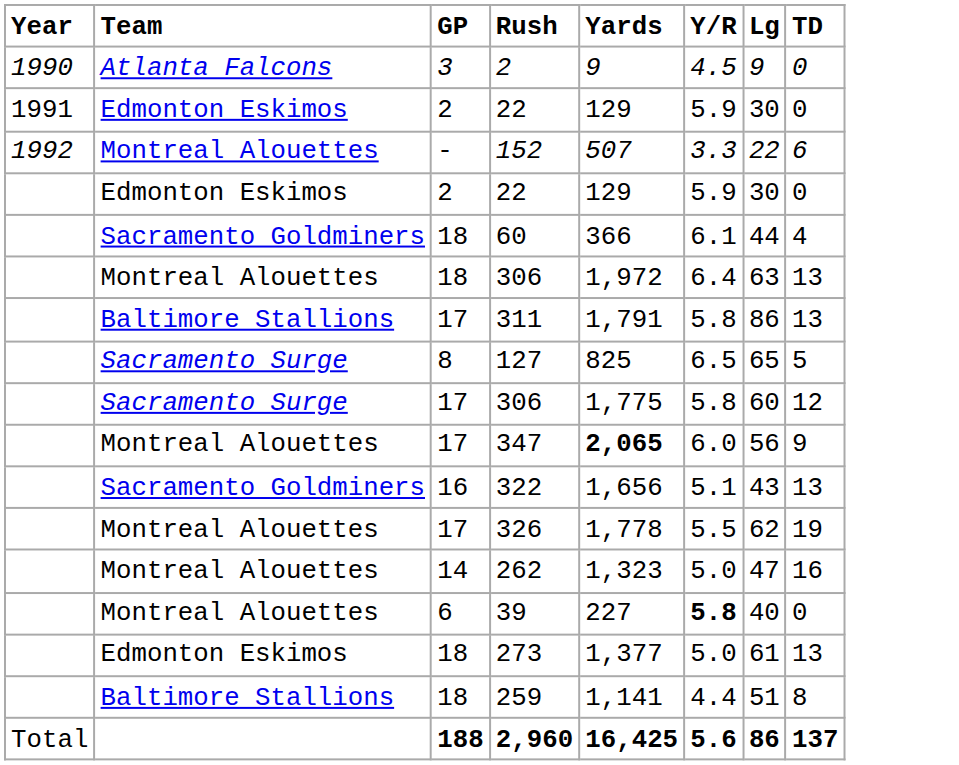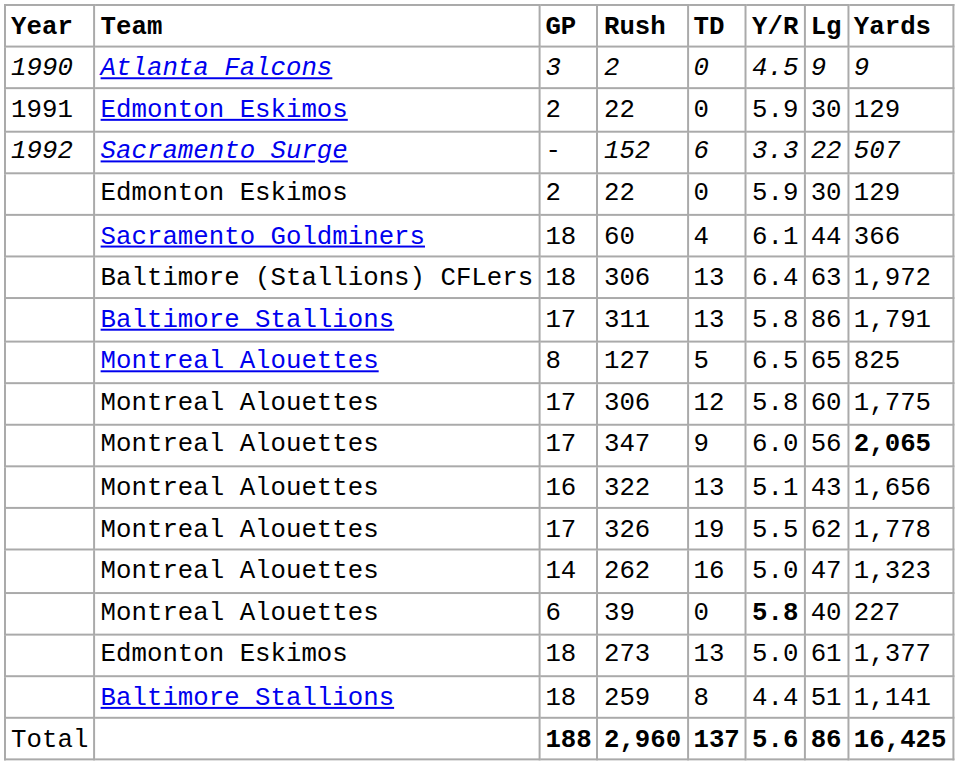columns swapped: (624, 26) <-> (807, 26)
(240, 152) Montreal Alouettes -> (224, 152) Sacramento Surge
(240, 278) Montreal Alouettes -> (317, 278) Baltimore (Stallions) CFLers
(224, 362) Sacramento Surge -> (240, 362) Montreal Alouettes
(224, 404) Sacramento Surge -> (240, 404) Montreal Alouettes
(263, 487) Sacramento Goldminers -> (240, 487) Montreal Alouettes
